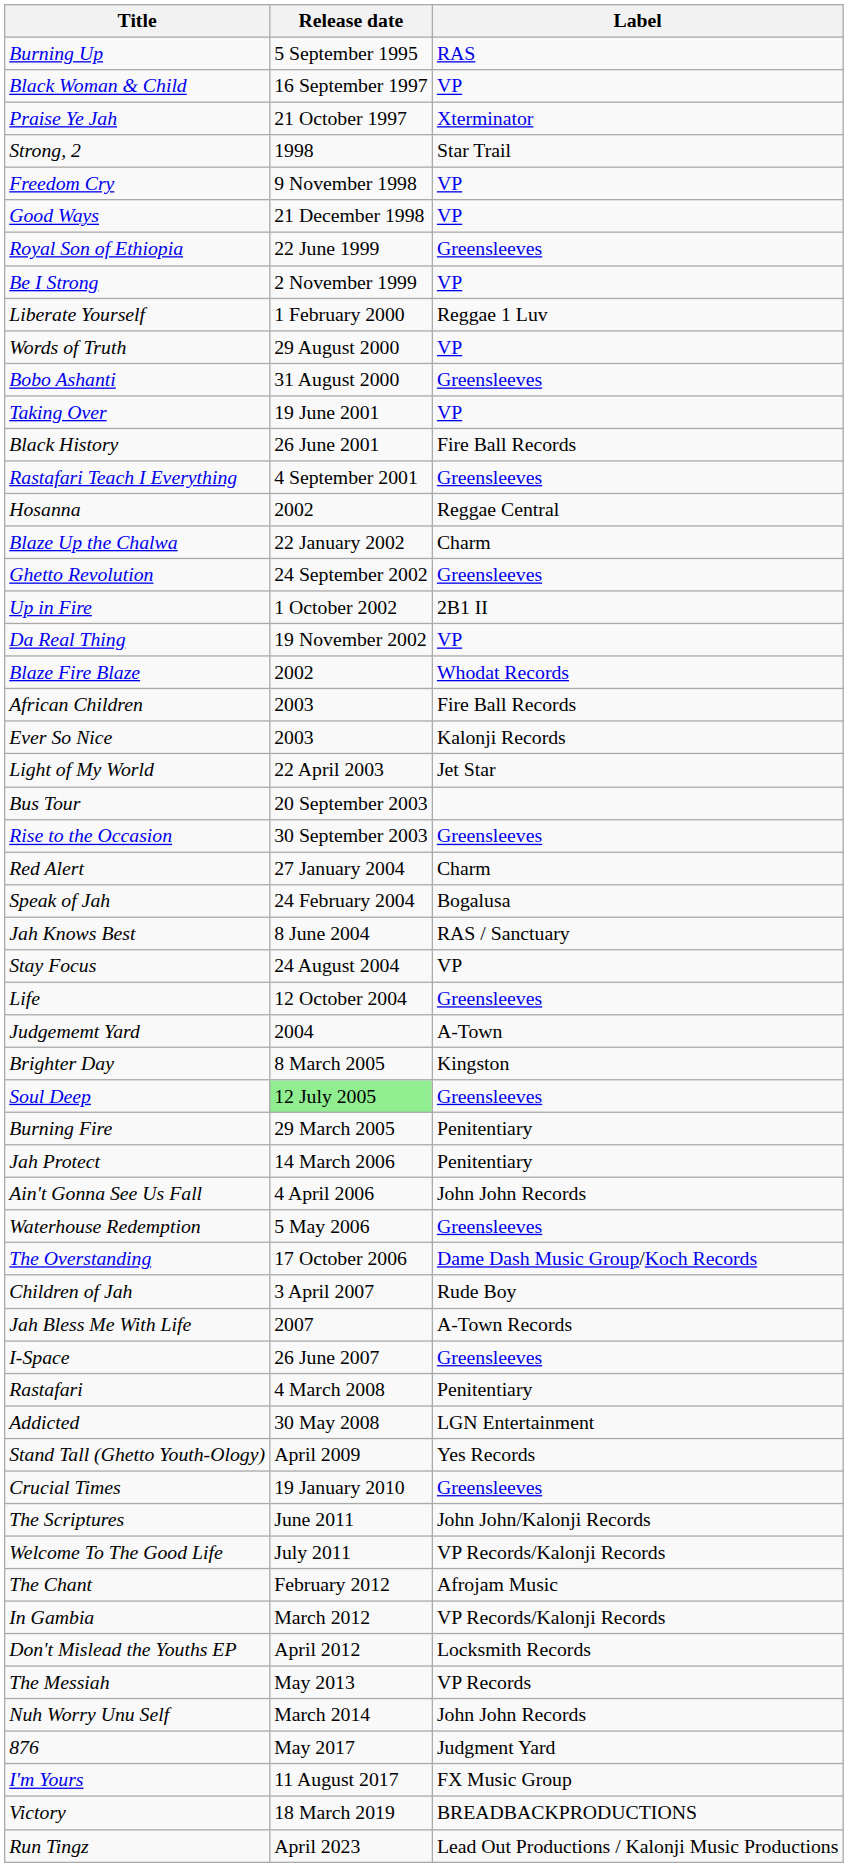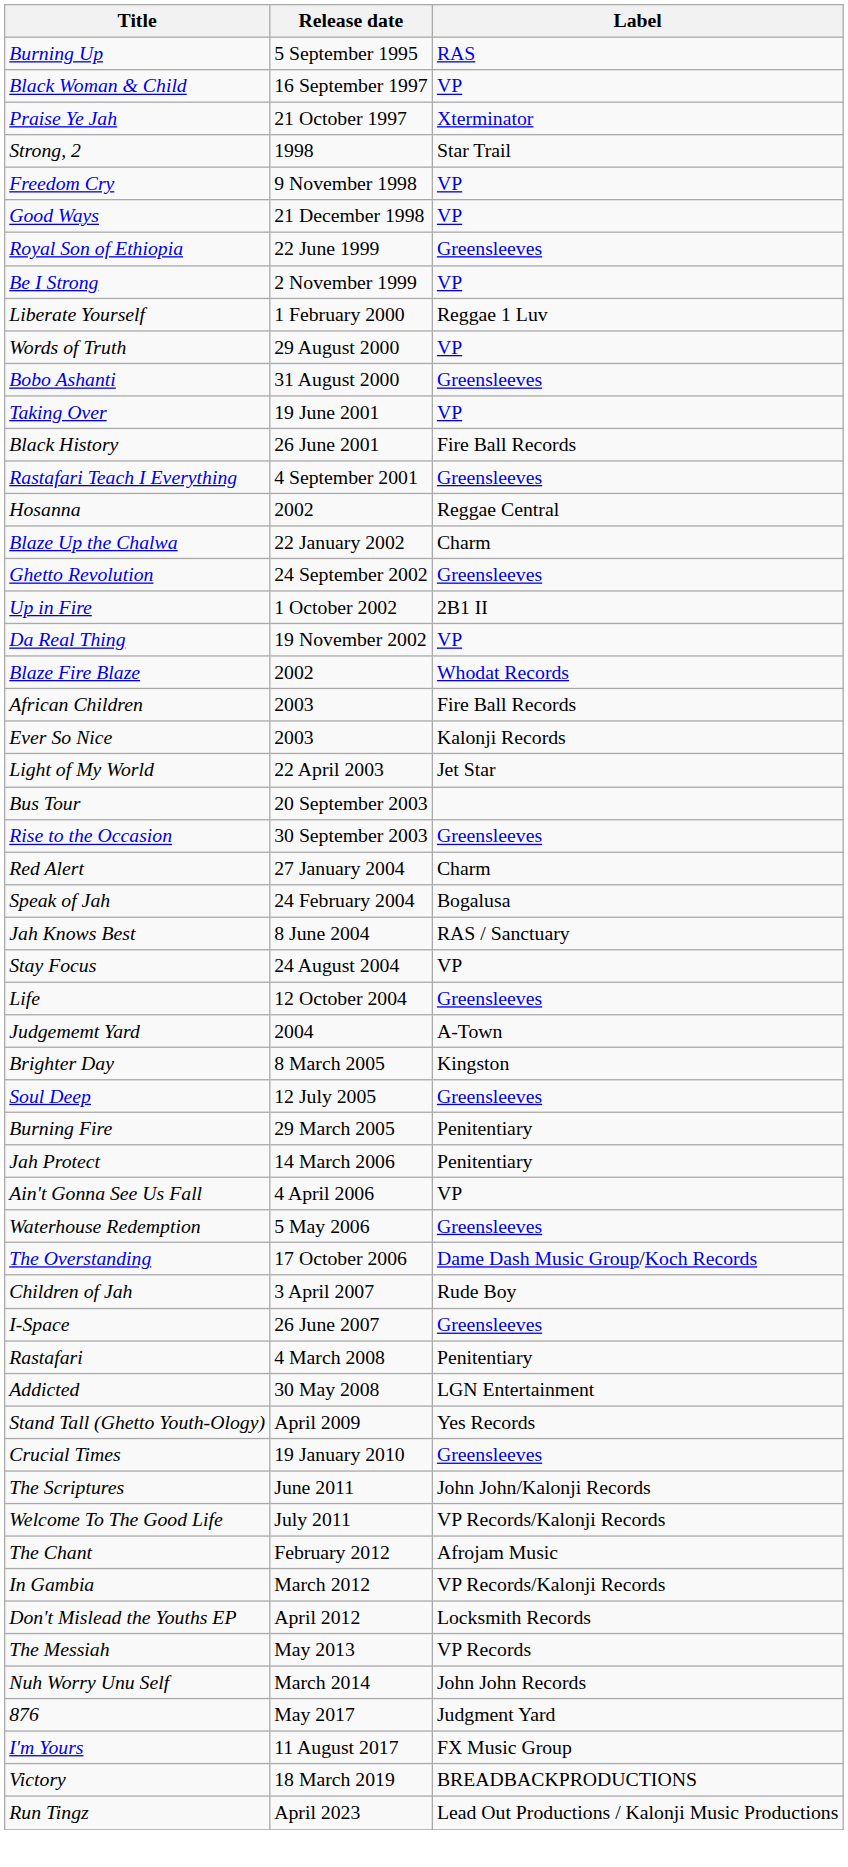(325, 1096) lightgreen background -> (325, 1096) no background
(512, 1193) John John Records -> (450, 1193) VP
- row: (100, 1324)
